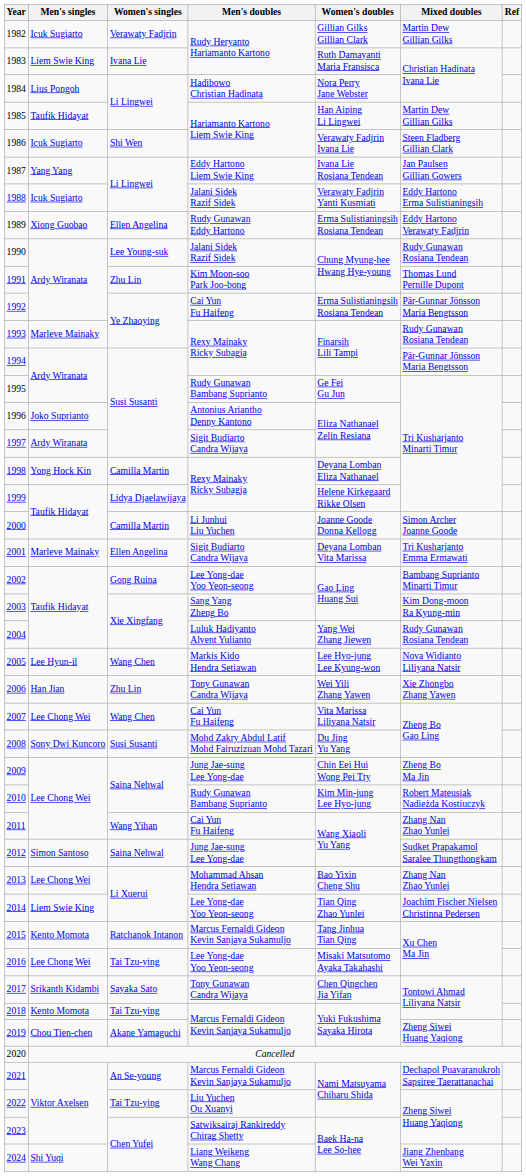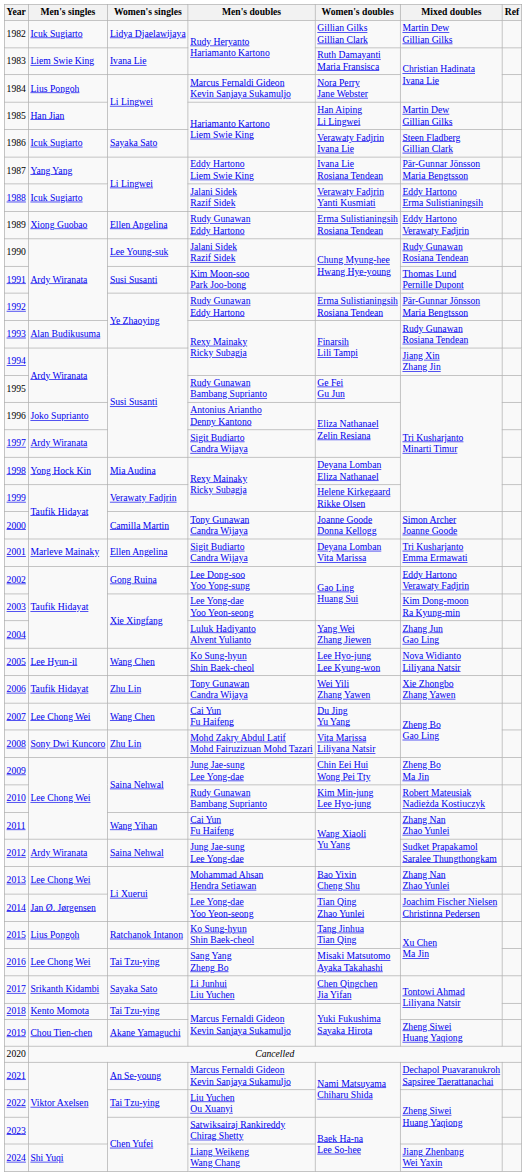(143, 34) Verawaty Fadjrin -> (148, 34) Lidya Djaelawijaya
(226, 89) Hadibowo Christian Hadinata -> (241, 89) Marcus Fernaldi Gideon Kevin Sanjaya Sukamuljo
(59, 116) Taufik Hidayat -> (47, 116) Han Jian
(126, 143) Shi Wen -> (134, 143) Sayaka Sato
(432, 170) Jan Paulsen Gillian Gowers -> (441, 170) Pär-Gunnar Jönsson Maria Bengtsson
(126, 280) Zhu Lin -> (134, 280) Susi Susanti
(212, 307) Cai Yun Fu Haifeng -> (220, 307) Rudy Gunawan Eddy Hartono
(65, 334) Marleve Mainaky -> (65, 334) Alan Budikusuma
(441, 362) Pär-Gunnar Jönsson Maria Bengtsson -> (422, 362) Jiang Xin Zhang Jin
(140, 471) Camilla Martin -> (133, 471) Mia Audina
(148, 498) Lidya Djaelawijaya -> (143, 498) Verawaty Fadjrin
(212, 525) Li Junhui Liu Yuchen -> (220, 525) Tony Gunawan Candra Wijaya
(222, 580) Lee Yong-dae Yoo Yeon-seong -> (220, 580) Lee Dong-soo Yoo Yong-sung
(441, 580) Bambang Suprianto Minarti Timur -> (436, 580) Eddy Hartono Verawaty Fadjrin
(211, 607) Sang Yang Zheng Bo -> (222, 607) Lee Yong-dae Yoo Yeon-seong
(435, 635) Rudy Gunawan Rosiana Tendean -> (423, 635) Zhang Jun Gao Ling
(223, 662) Markis Kido Hendra Setiawan -> (222, 662) Ko Sung-hyun Shin Baek-cheol
(47, 689) Han Jian -> (59, 689) Taufik Hidayat
(346, 717) Vita Marissa Liliyana Natsir -> (334, 717) Du Jing Yu Yang
(134, 744) Susi Susanti -> (126, 744) Zhu Lin
(334, 744) Du Jing Yu Yang -> (346, 744) Vita Marissa Liliyana Natsir
(59, 853) Simon Santoso -> (59, 853) Ardy Wiranata
(62, 908) Liem Swie King -> (63, 908) Jan Ø. Jørgensen
(60, 935) Kento Momota -> (55, 935) Lius Pongoh
(241, 935) Marcus Fernaldi Gideon Kevin Sanjaya Sukamuljo -> (222, 935) Ko Sung-hyun Shin Baek-cheol
(222, 962) Lee Yong-dae Yoo Yeon-seong -> (211, 962) Sang Yang Zheng Bo
(220, 990) Tony Gunawan Candra Wijaya -> (212, 990) Li Junhui Liu Yuchen
